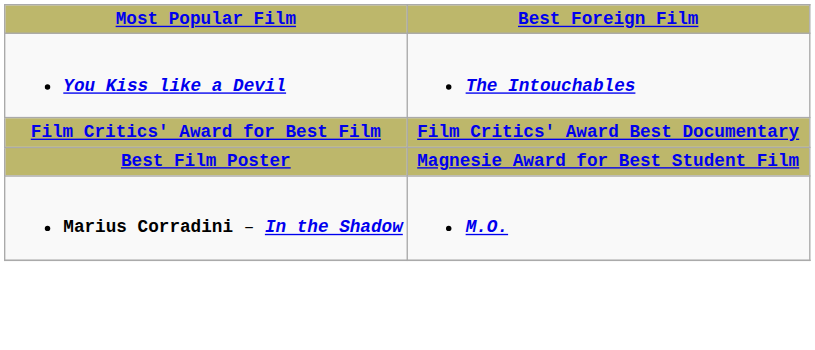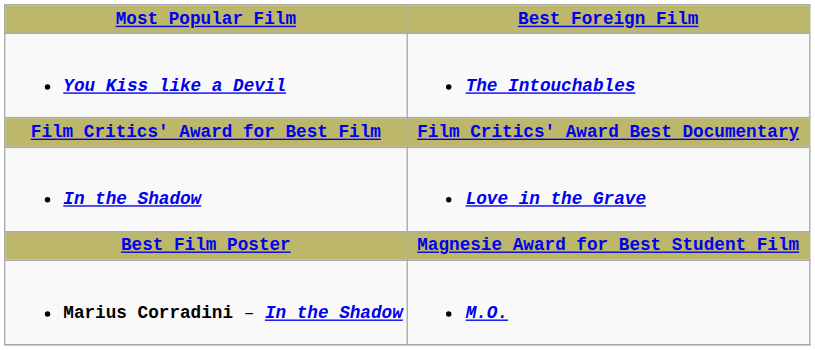+ row: (206, 199)
